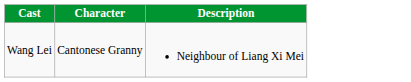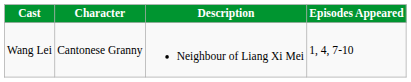+ column: (356, 13)
